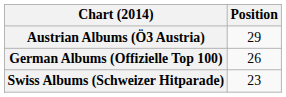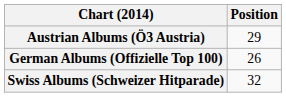(254, 80) 23 -> (254, 80) 32
